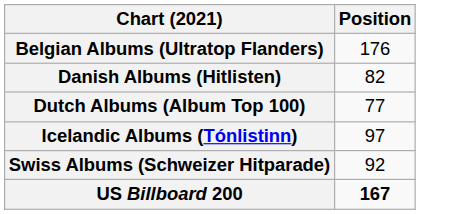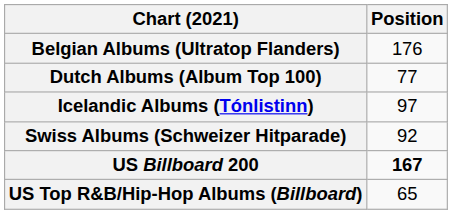- row: (170, 77)
+ row: (186, 194)
